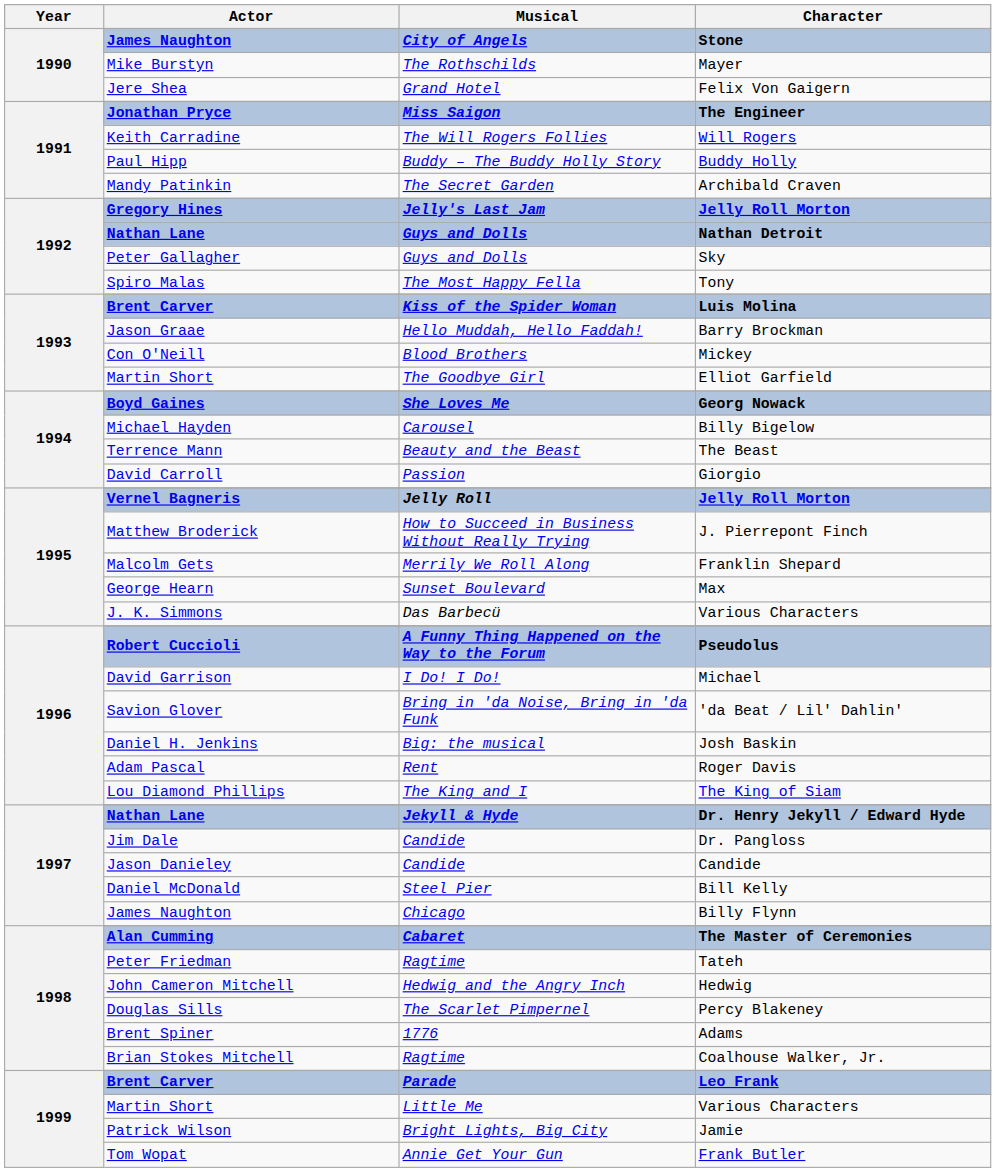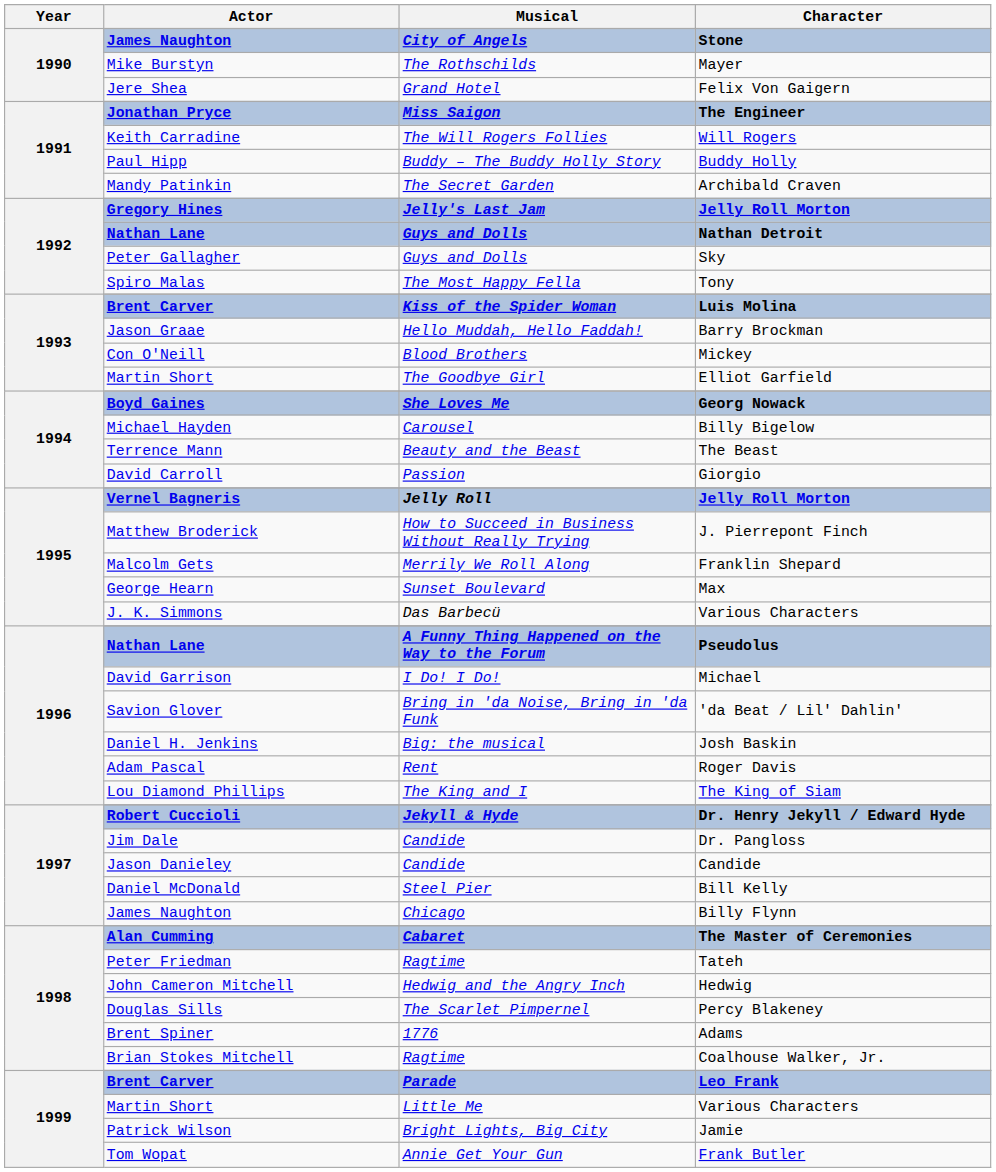(173, 646) Robert Cuccioli -> (156, 646) Nathan Lane
(156, 817) Nathan Lane -> (173, 817) Robert Cuccioli
